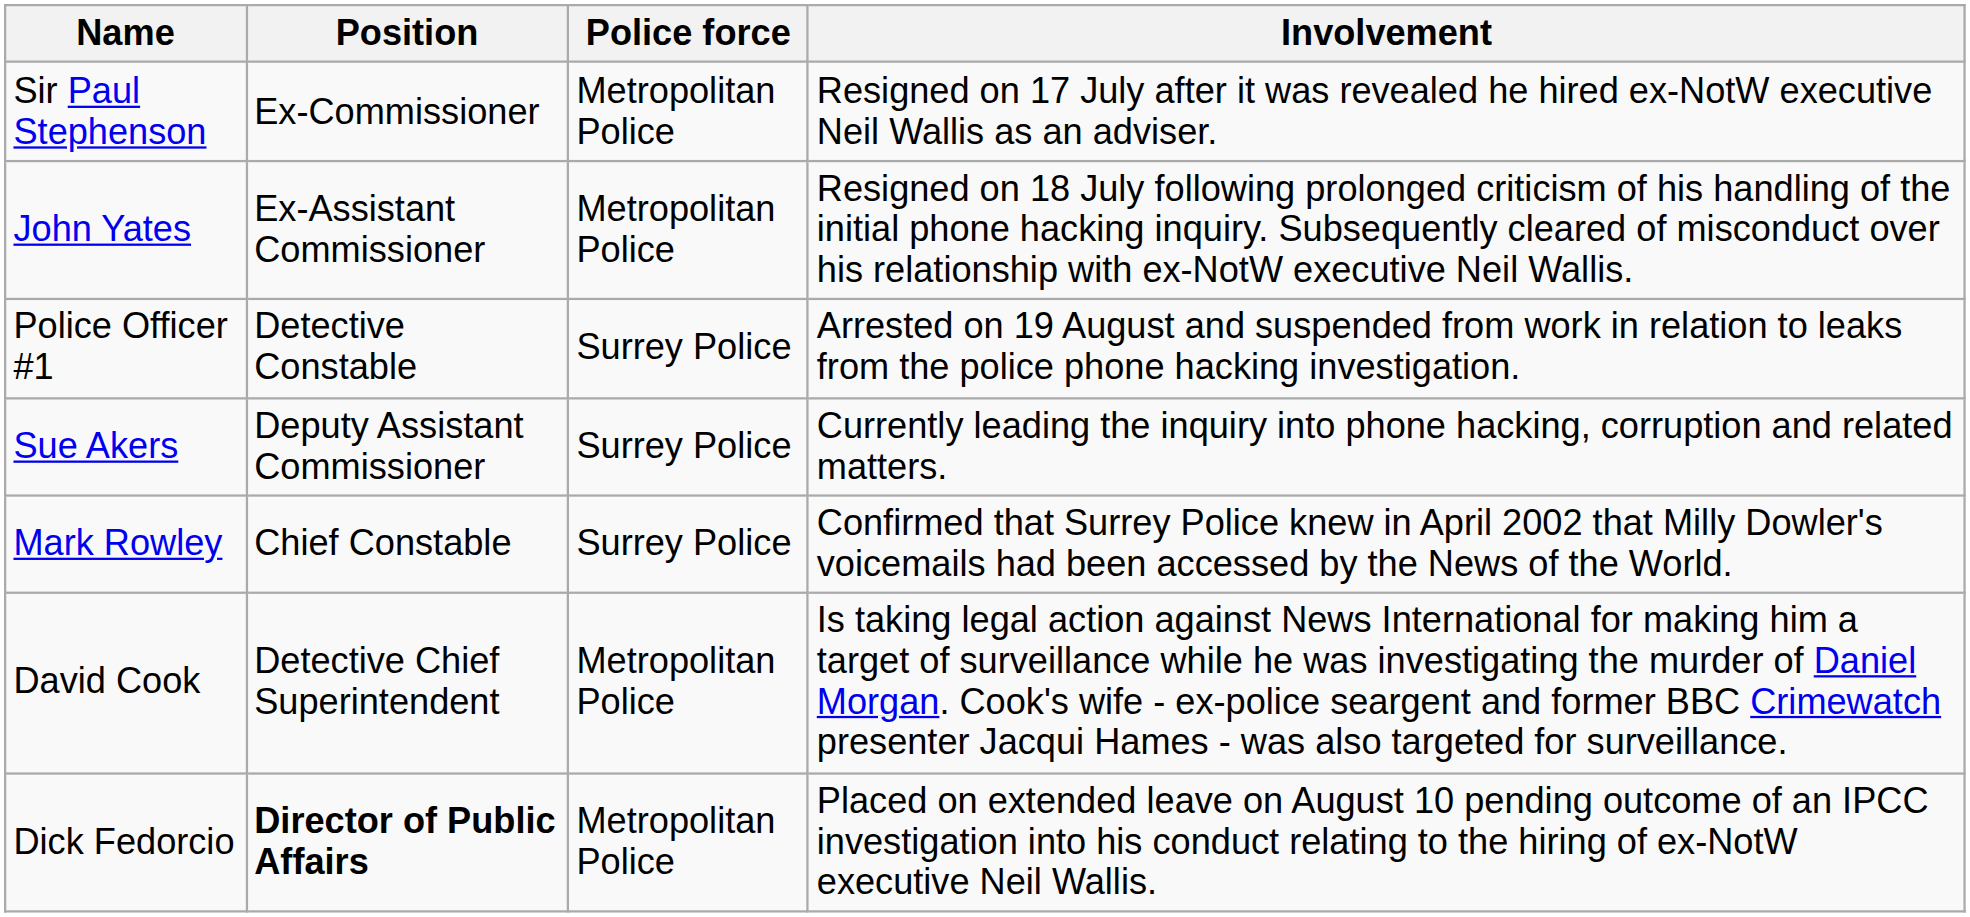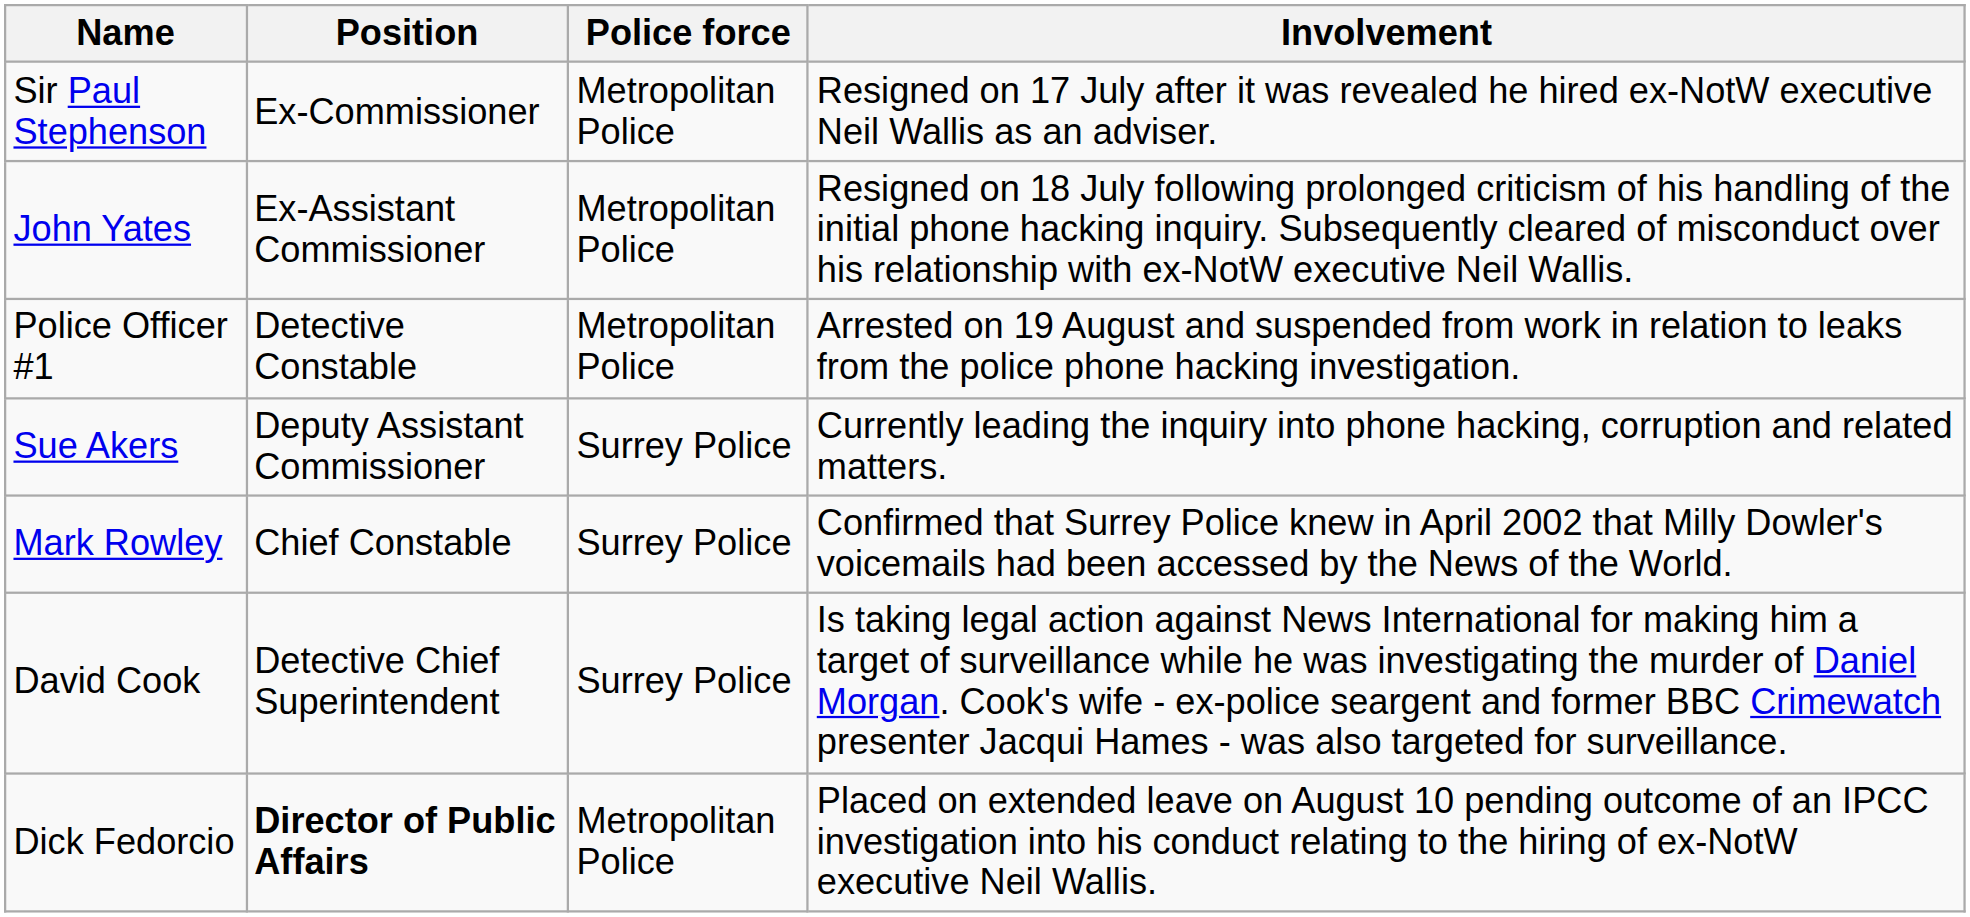(684, 347) Surrey Police -> (676, 347) Metropolitan Police
(676, 682) Metropolitan Police -> (684, 682) Surrey Police
